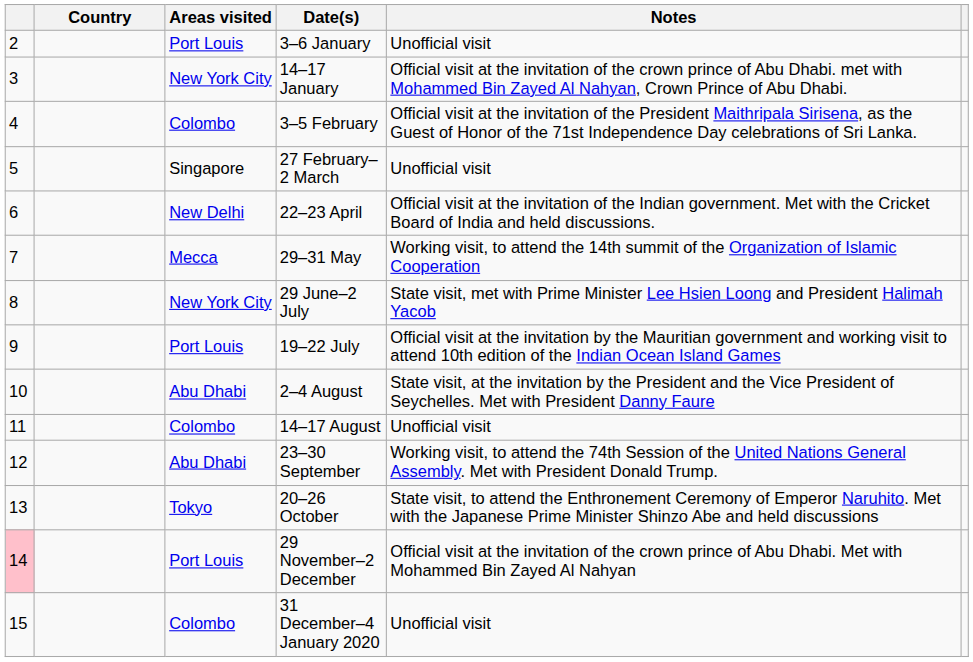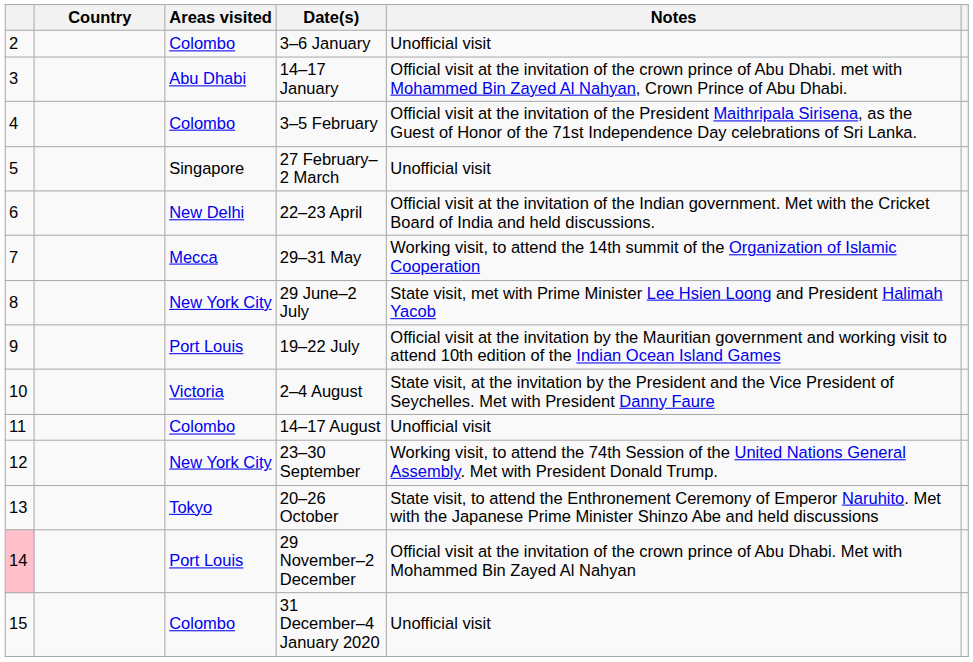(206, 43) Port Louis -> (202, 43) Colombo
(220, 79) New York City -> (208, 79) Abu Dhabi
(208, 391) Abu Dhabi -> (196, 391) Victoria
(208, 462) Abu Dhabi -> (220, 462) New York City
